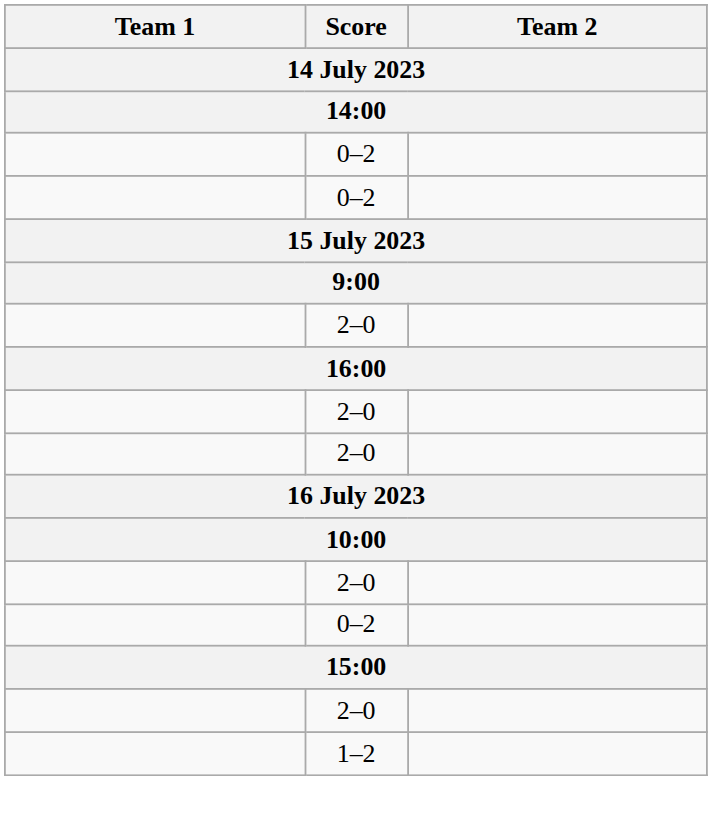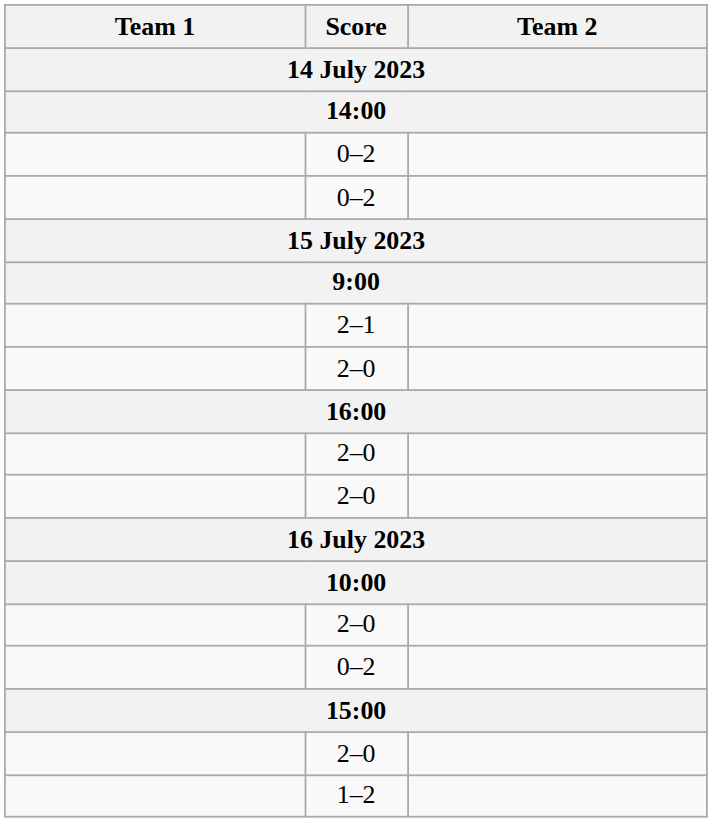+ row: (155, 326)
